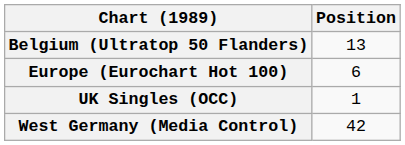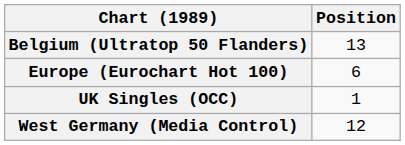(356, 127) 42 -> (356, 127) 12
